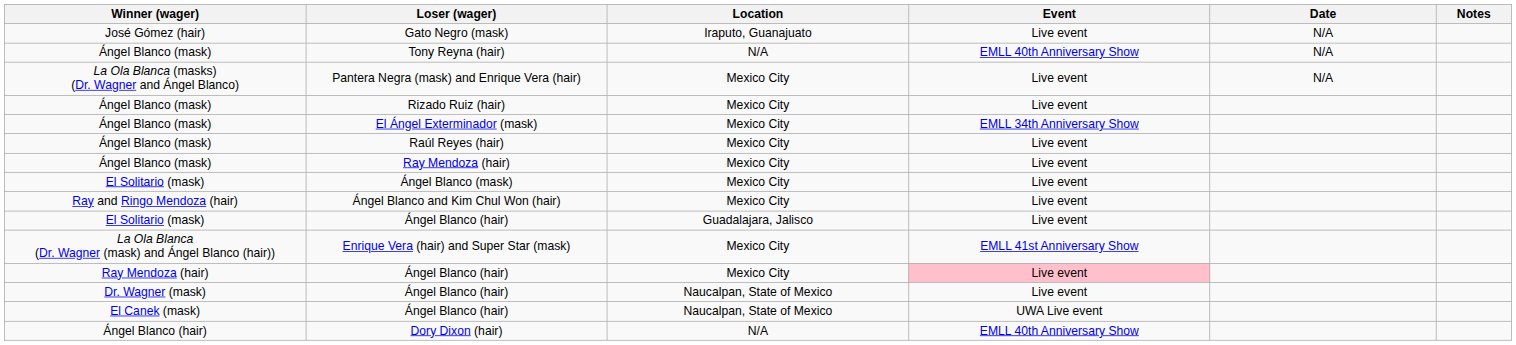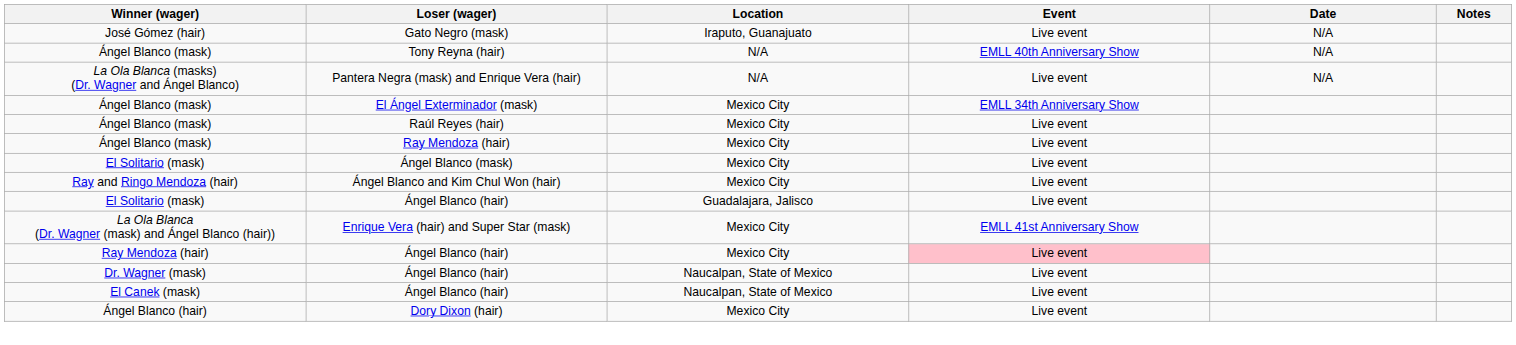(758, 78) Mexico City -> (758, 78) N/A
- row: (155, 104)
(1059, 311) UWA Live event -> (1059, 292) Live event
(758, 330) N/A -> (758, 311) Mexico City
(1059, 330) EMLL 40th Anniversary Show -> (1059, 311) Live event
